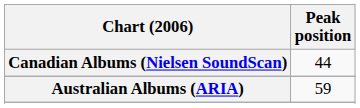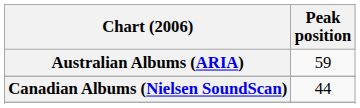rows swapped: (148, 89) <-> (148, 62)
